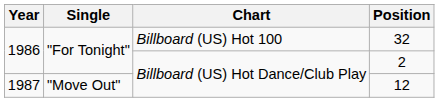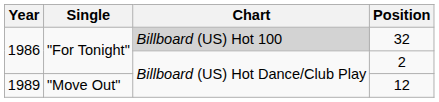(209, 39) no background -> (209, 39) lightgrey background
(24, 85) 1987 -> (24, 85) 1989
